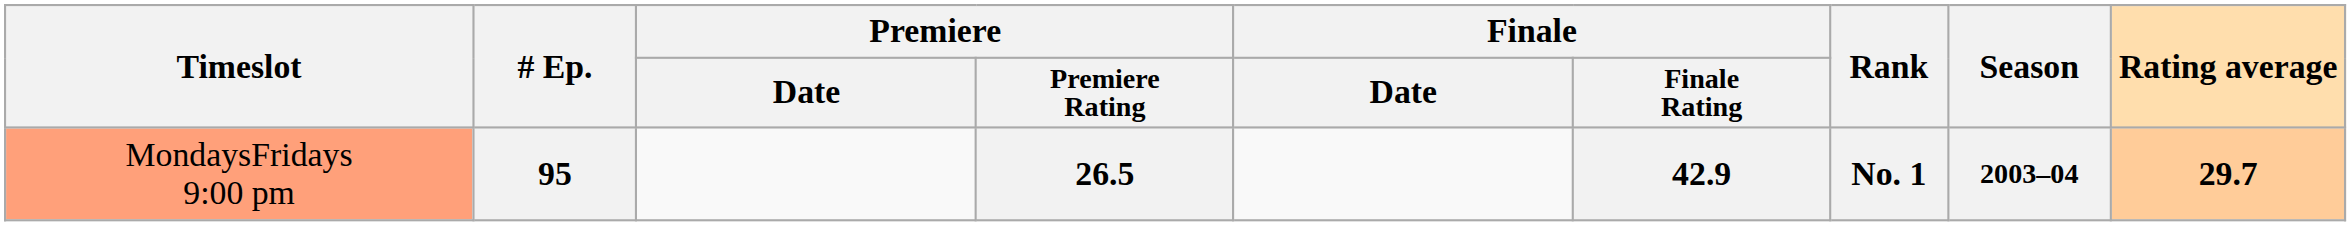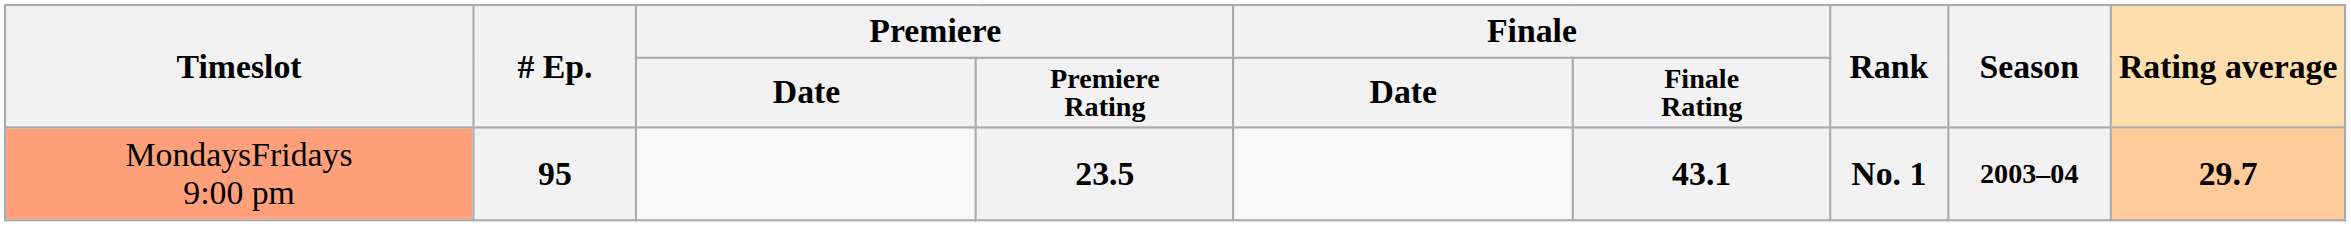(1105, 173) 26.5 -> (1105, 173) 23.5
(1702, 173) 42.9 -> (1702, 173) 43.1
